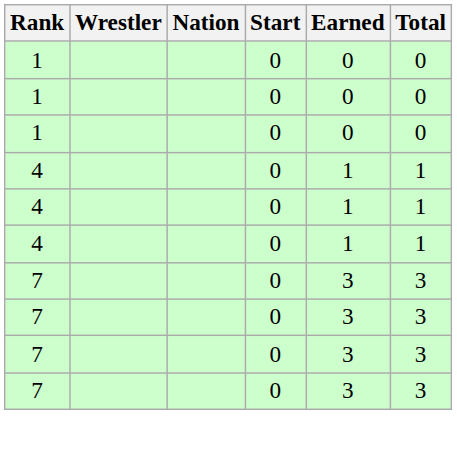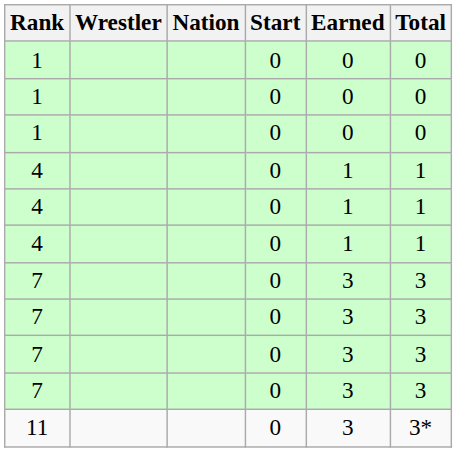+ row: (37, 427)
